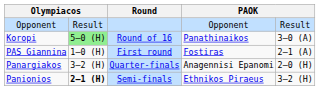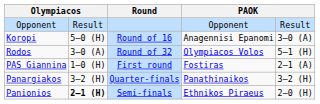(88, 38) lightgreen background -> (88, 38) no background
(216, 38) Panathinaikos -> (229, 38) Anagennisi Epanomi
+ row: (19, 52)
(229, 65) Anagennisi Epanomi -> (216, 79) Panathinaikos
(295, 65) 2–0 (H) -> (295, 79) 3–2 (H)
(295, 79) 3–2 (H) -> (295, 92) 2–0 (H)
